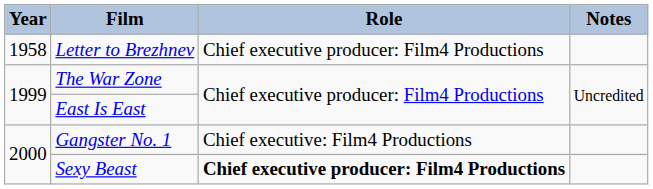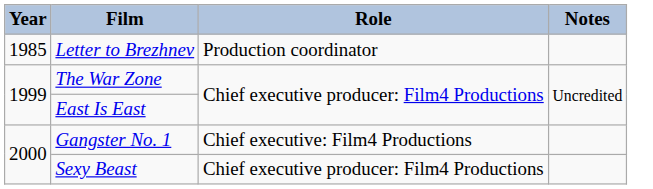(28, 49) 1958 -> (28, 49) 1985
(373, 49) Chief executive producer: Film4 Productions -> (290, 49) Production coordinator
(384, 169) bold -> (373, 169) normal
